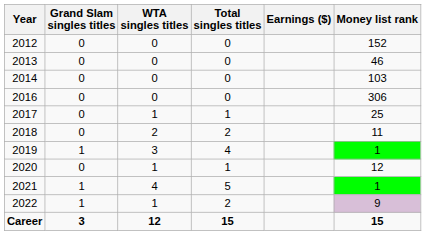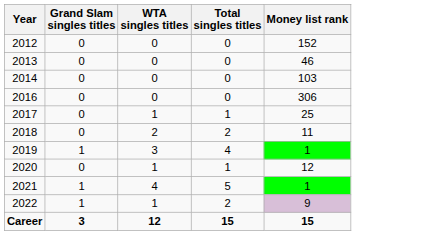- column: (299, 19)
